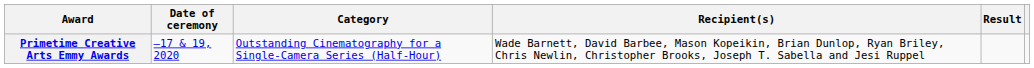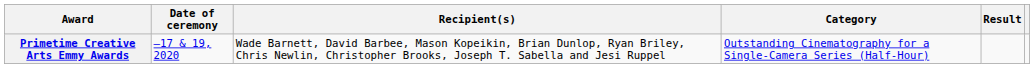columns swapped: (363, 19) <-> (737, 19)
